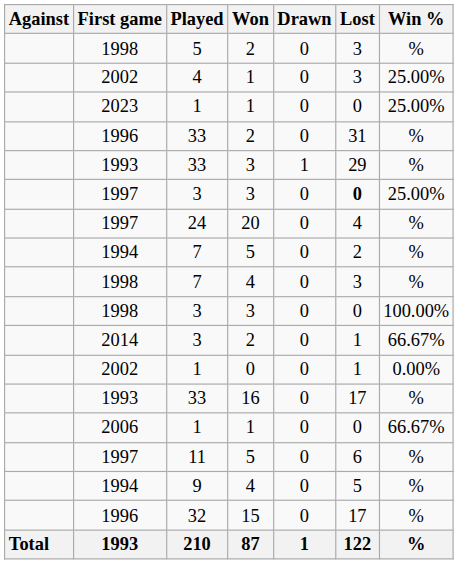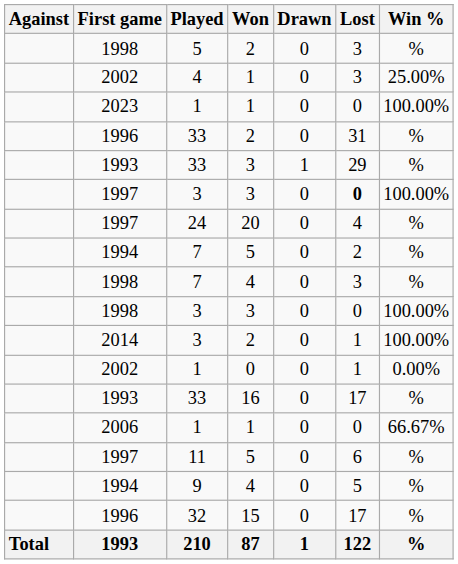(416, 106) 25.00% -> (416, 106) 100.00%
(416, 194) 25.00% -> (416, 194) 100.00%
(416, 340) 66.67% -> (416, 340) 100.00%
